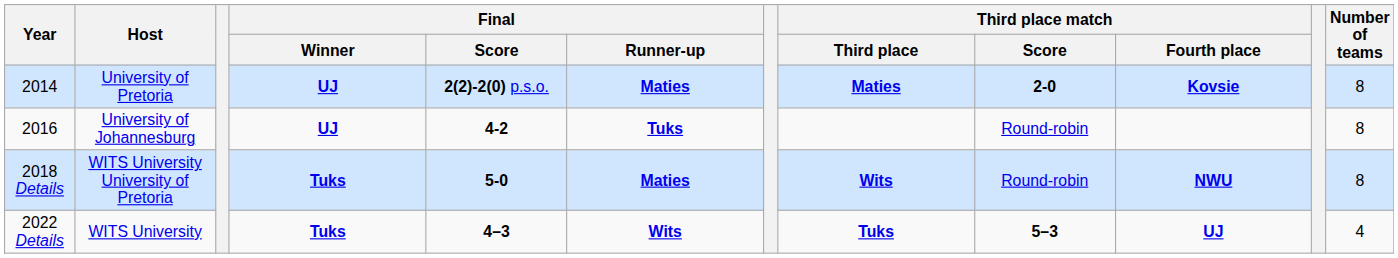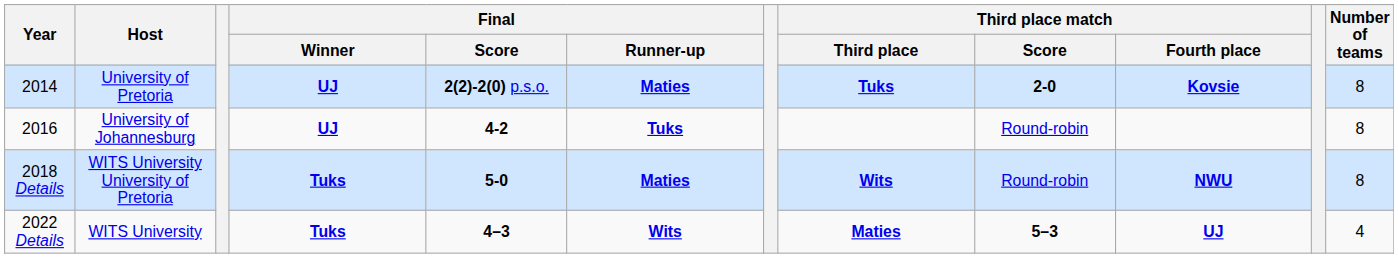(876, 86) Maties -> (876, 86) Tuks
(876, 232) Tuks -> (876, 232) Maties
